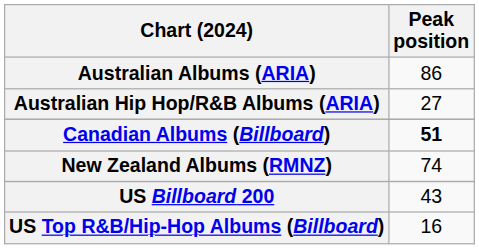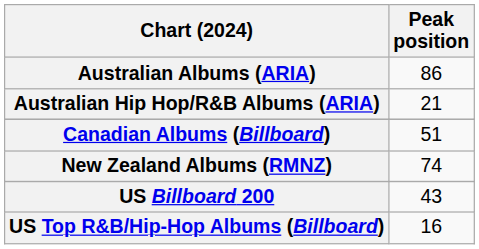(431, 103) 27 -> (431, 103) 21
(431, 134) bold -> (431, 134) normal
